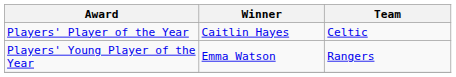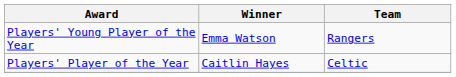rows swapped: (98, 32) <-> (101, 56)
